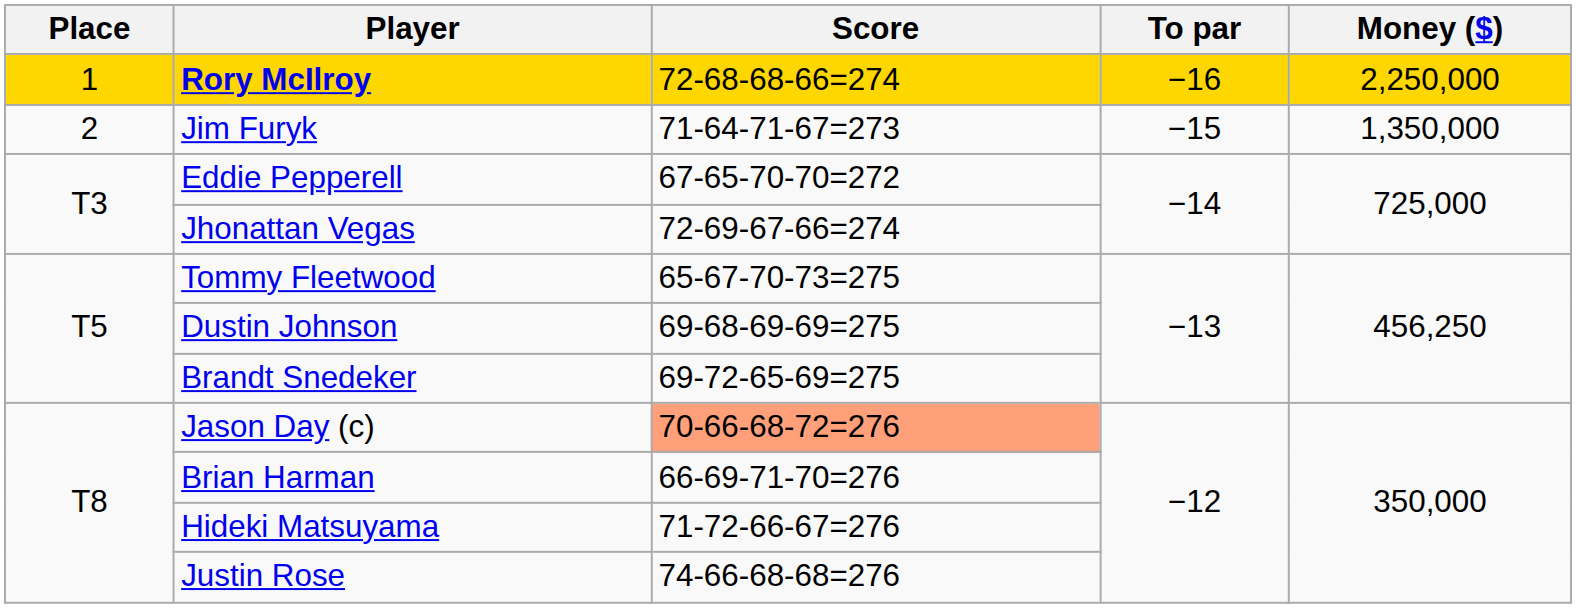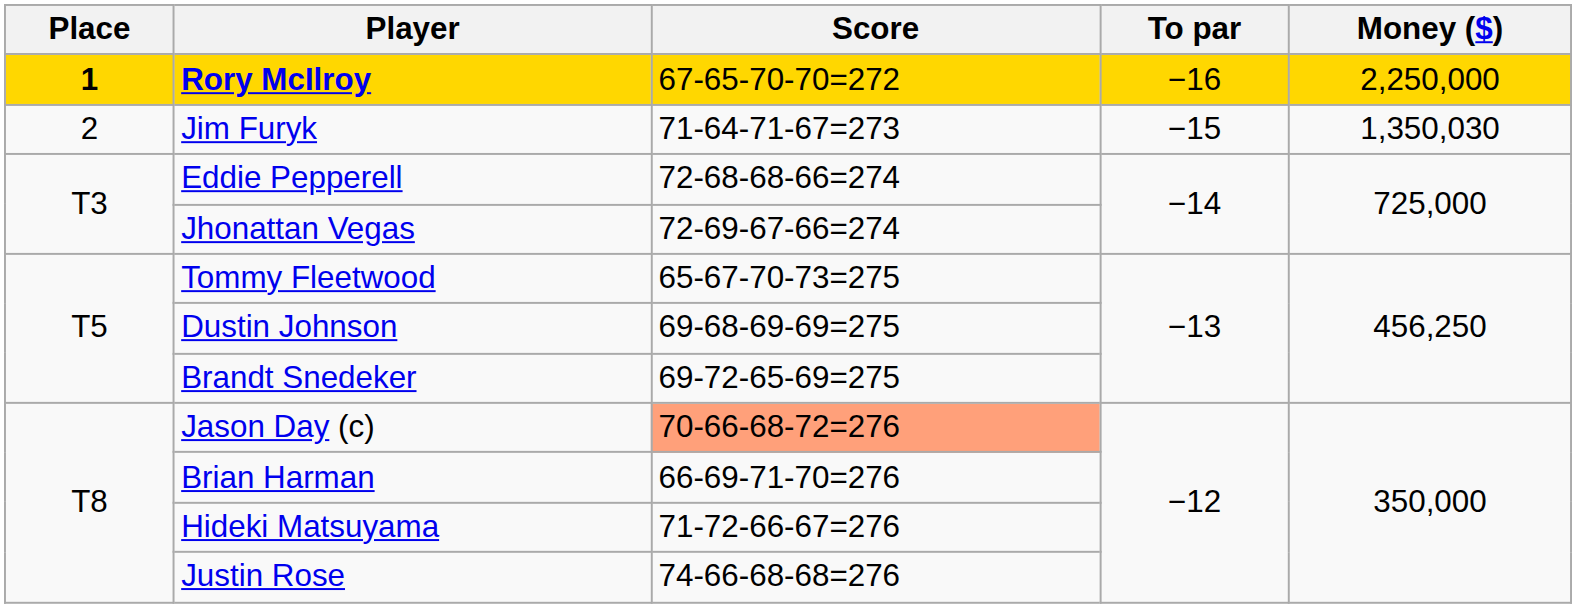(89, 79) normal -> (89, 79) bold
(779, 79) 72-68-68-66=274 -> (779, 79) 67-65-70-70=272
(1430, 128) 1,350,000 -> (1430, 128) 1,350,030
(779, 178) 67-65-70-70=272 -> (779, 178) 72-68-68-66=274
